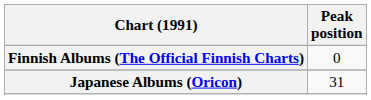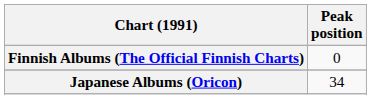(337, 81) 31 -> (337, 81) 34
